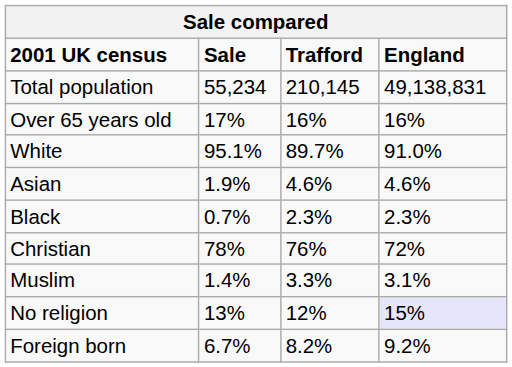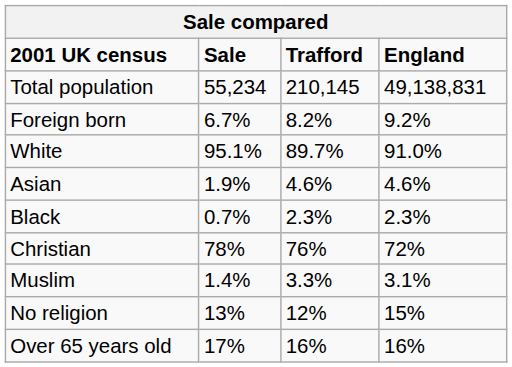rows swapped: (68, 345) <-> (91, 119)
(405, 313) lavender background -> (405, 313) no background
